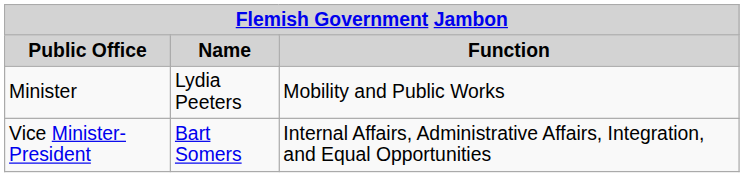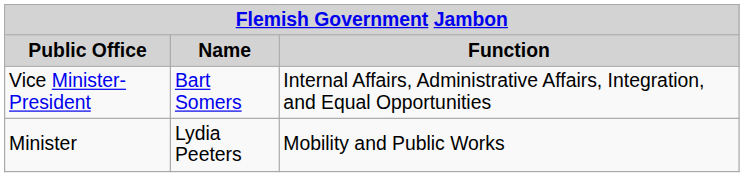rows swapped: (68, 144) <-> (43, 92)
